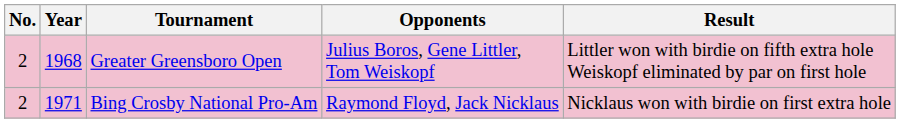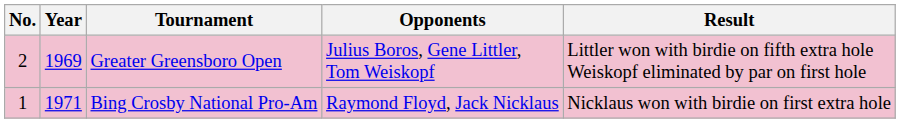(63, 61) 1968 -> (63, 61) 1969
(23, 103) 2 -> (23, 103) 1
